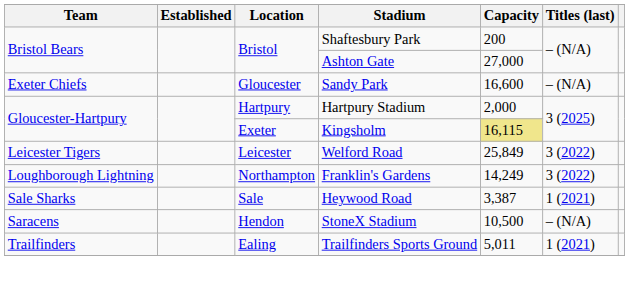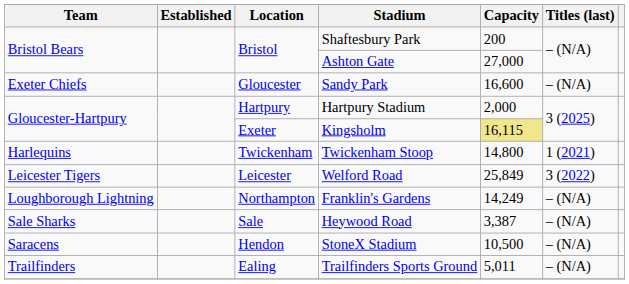+ row: (377, 152)
(570, 175) 3 (2022) -> (568, 198) – (N/A)
(570, 198) 1 (2021) -> (568, 221) – (N/A)
(570, 244) 1 (2021) -> (568, 267) – (N/A)
